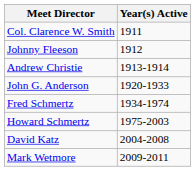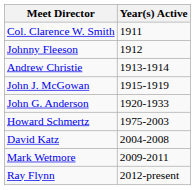+ row: (48, 85)
- row: (40, 103)
+ row: (31, 175)
